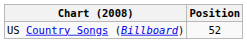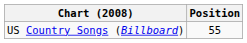(215, 30) 52 -> (215, 30) 55
